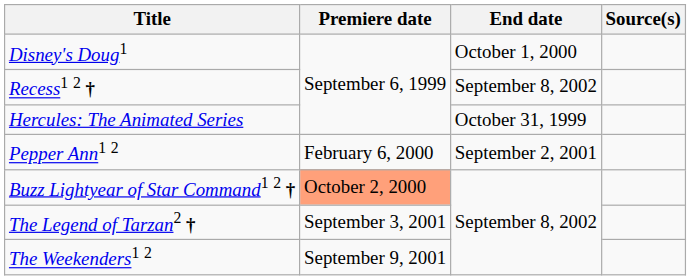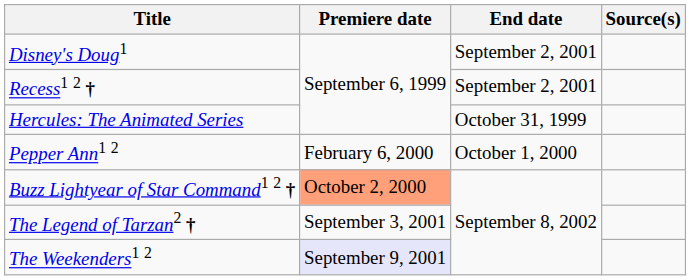(516, 51) October 1, 2000 -> (526, 51) September 2, 2001
(526, 87) September 8, 2002 -> (526, 87) September 2, 2001
(526, 152) September 2, 2001 -> (516, 152) October 1, 2000
(375, 257) no background -> (375, 257) lavender background
